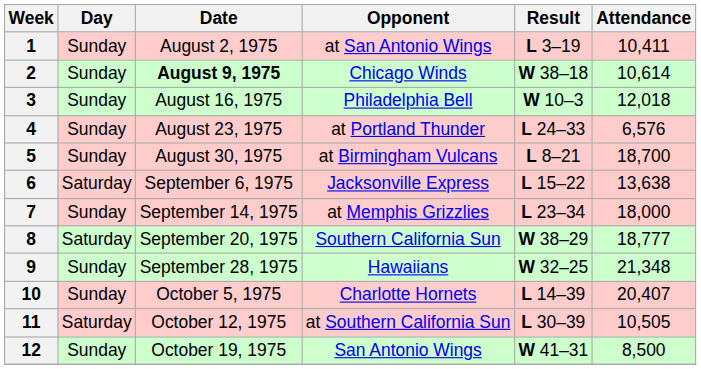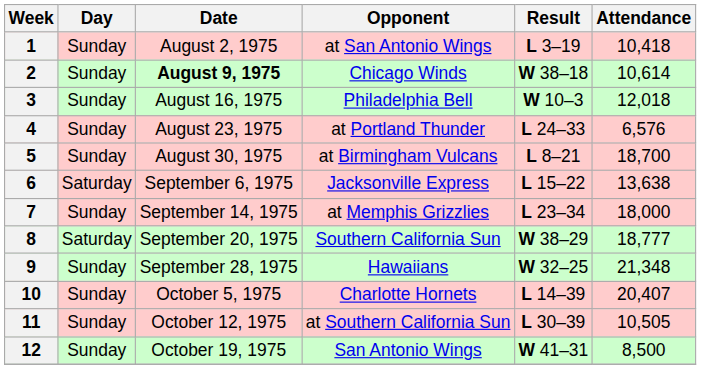(644, 45) 10,411 -> (644, 45) 10,418
(97, 322) Saturday -> (97, 322) Sunday
